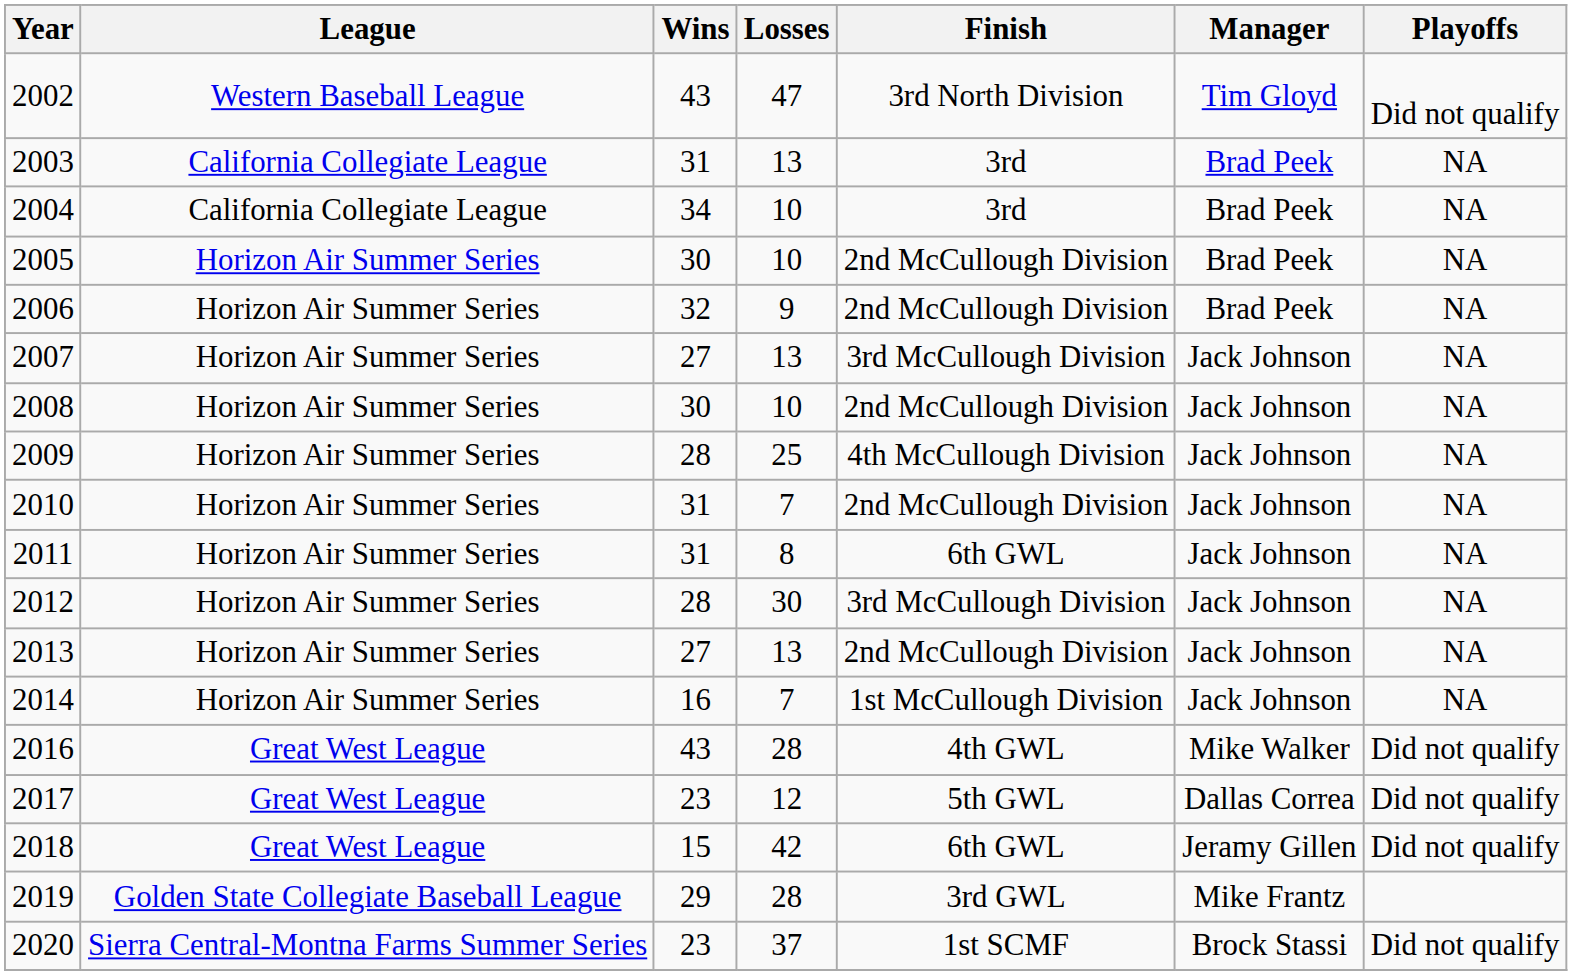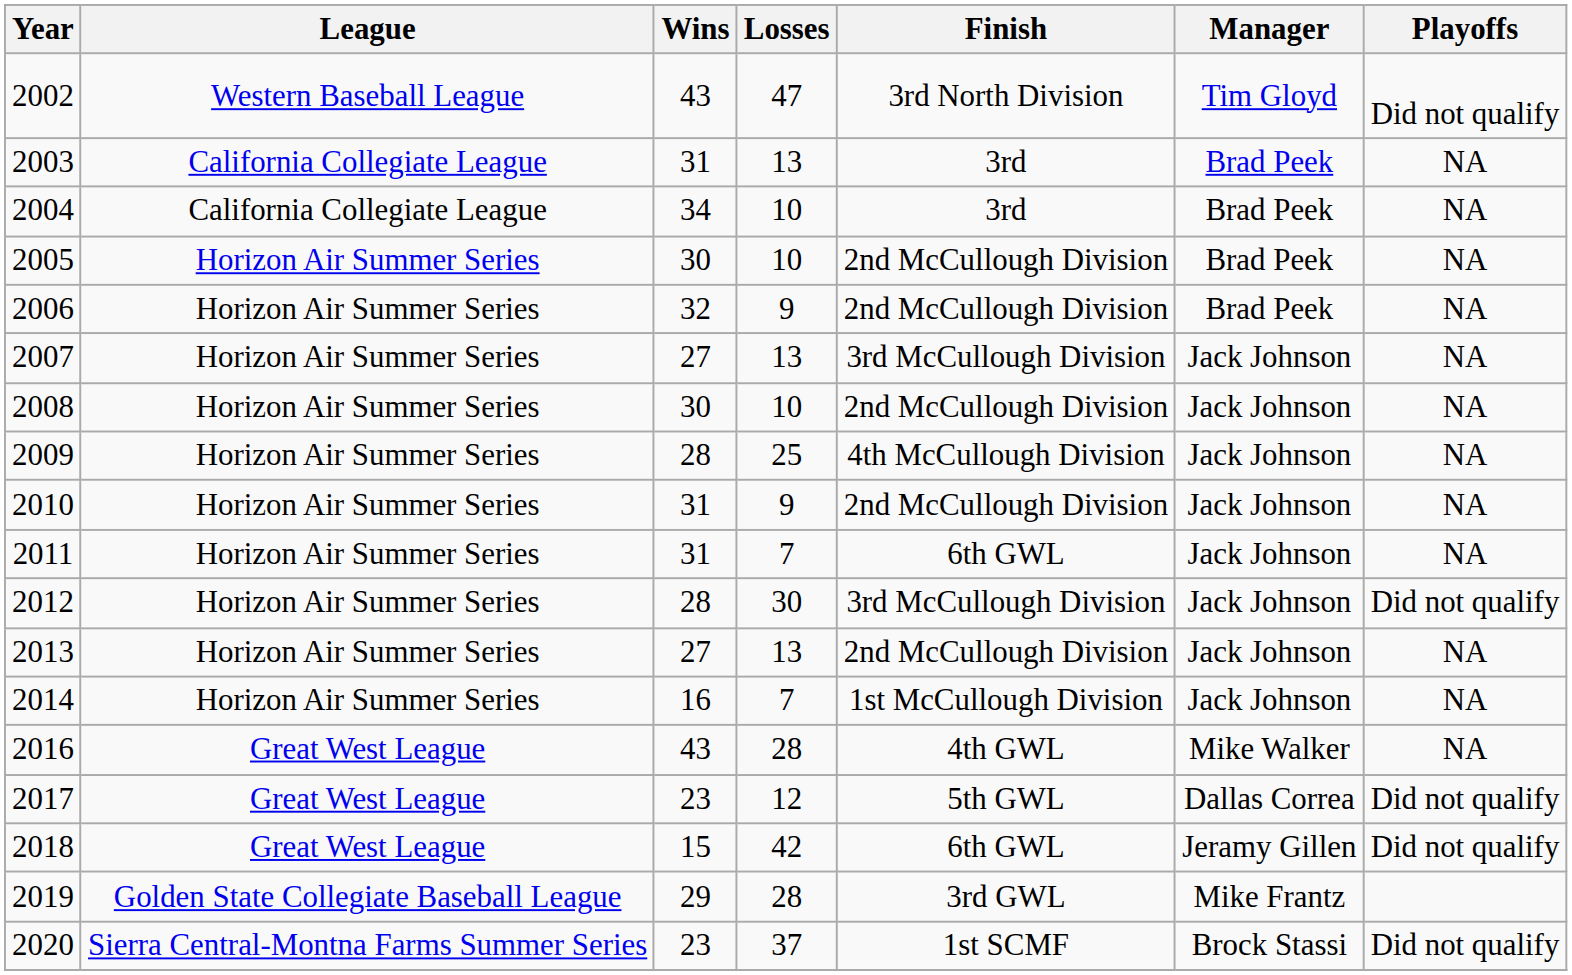(787, 504) 7 -> (787, 504) 9
(787, 553) 8 -> (787, 553) 7
(1465, 602) NA -> (1465, 602) Did not qualify
(1465, 749) Did not qualify -> (1465, 749) NA
